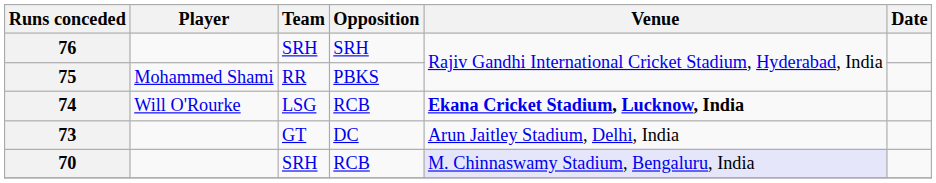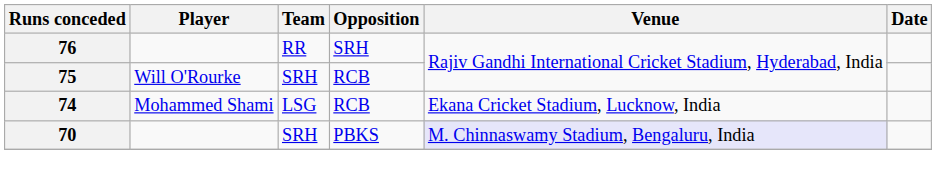(300, 47) SRH -> (294, 47) RR
(204, 76) Mohammed Shami -> (187, 76) Will O'Rourke
(294, 76) RR -> (300, 76) SRH
(356, 76) PBKS -> (352, 76) RCB
(187, 105) Will O'Rourke -> (204, 105) Mohammed Shami
(586, 105) bold -> (574, 105) normal
- row: (67, 134)
(352, 163) RCB -> (356, 134) PBKS
